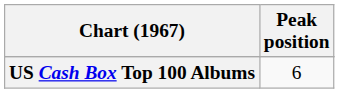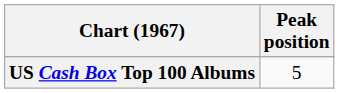(297, 72) 6 -> (297, 72) 5
